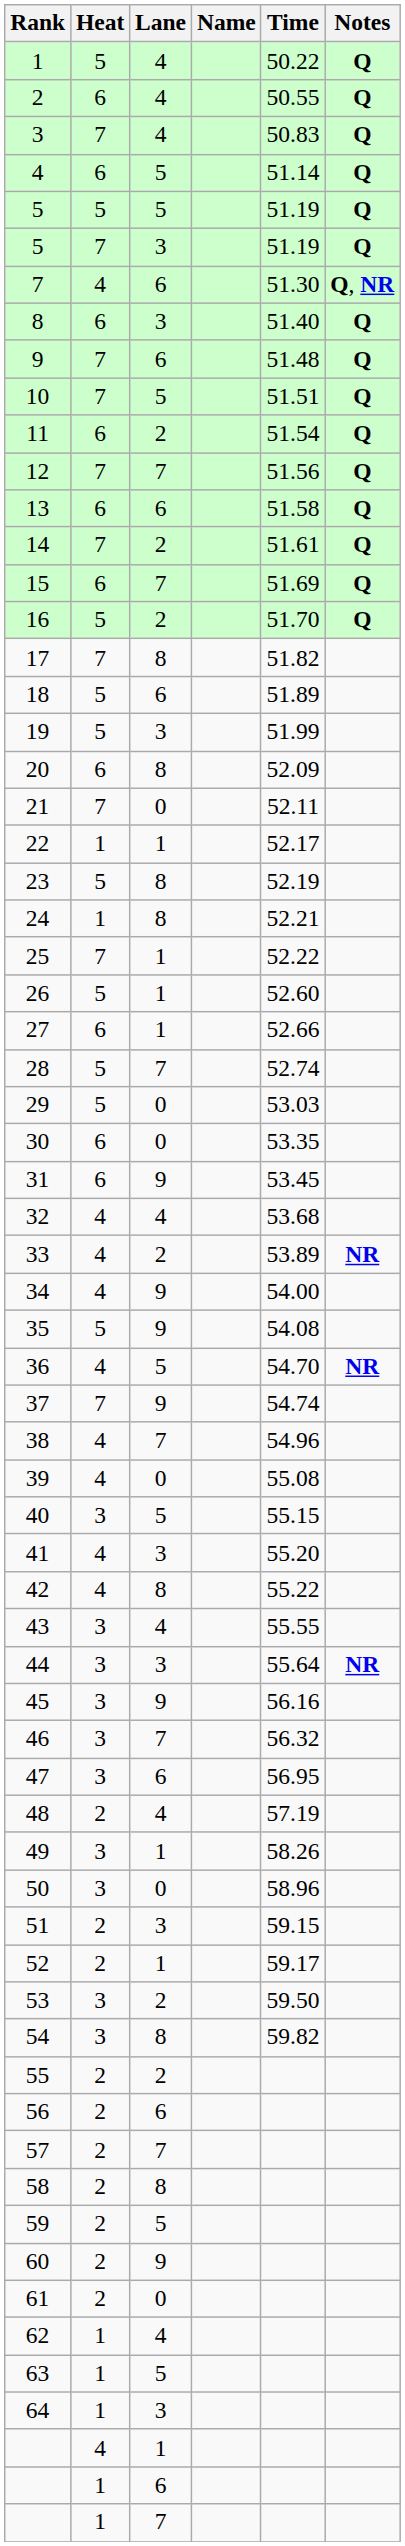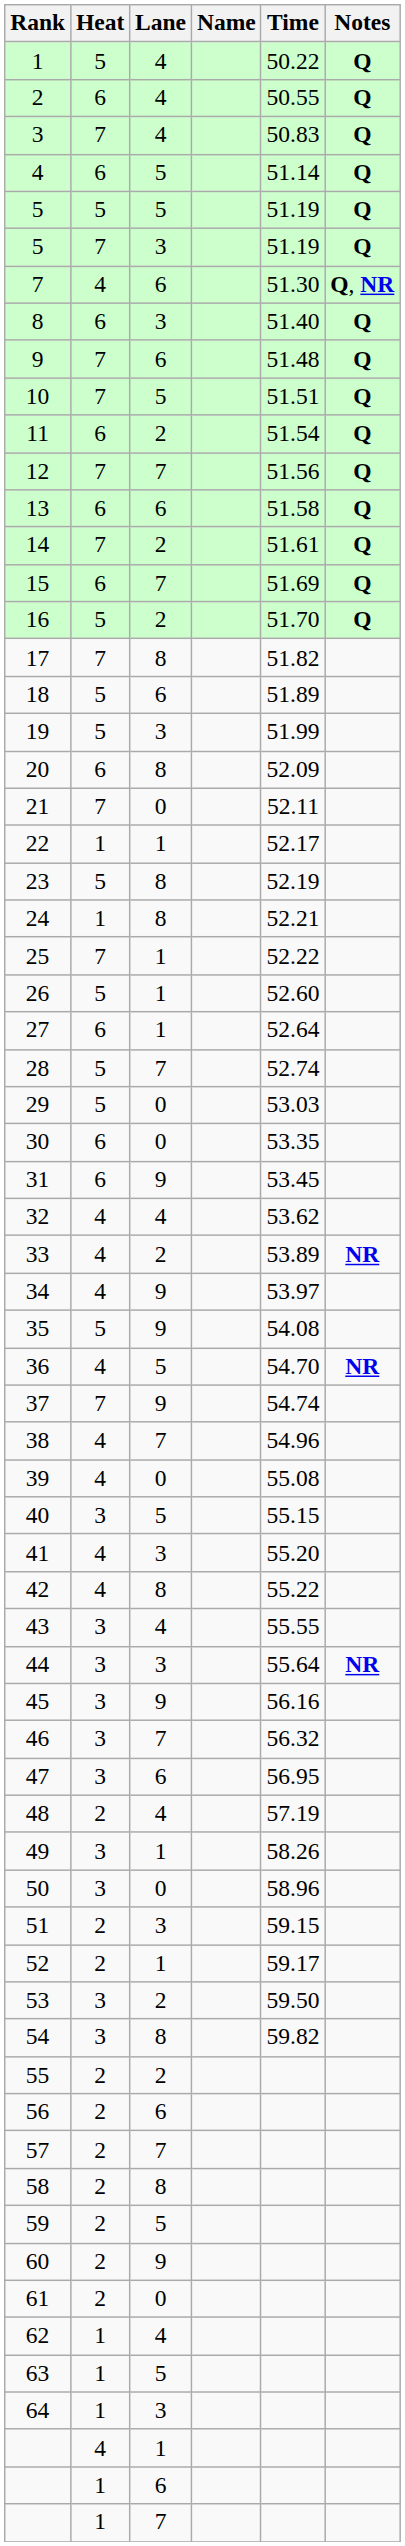(293, 1030) 52.66 -> (293, 1030) 52.64
(293, 1216) 53.68 -> (293, 1216) 53.62
(293, 1291) 54.00 -> (293, 1291) 53.97
